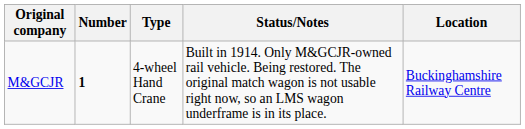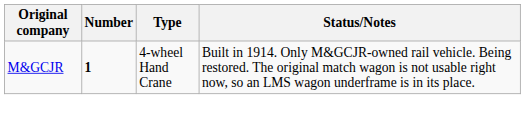- column: (462, 22)
